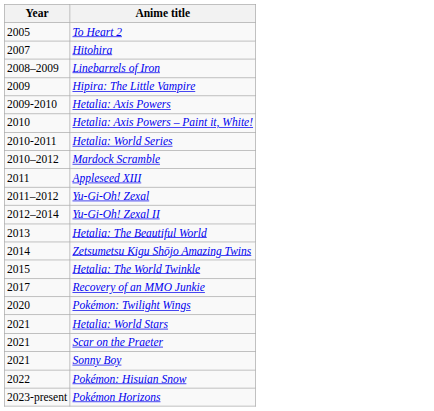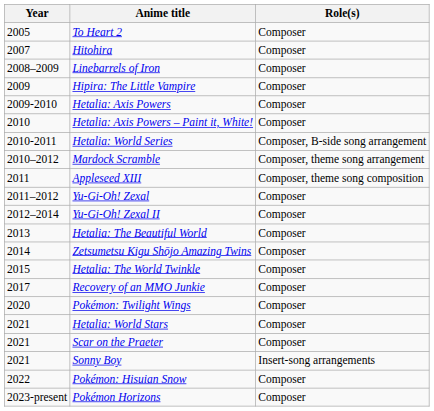+ column: (342, 13)
